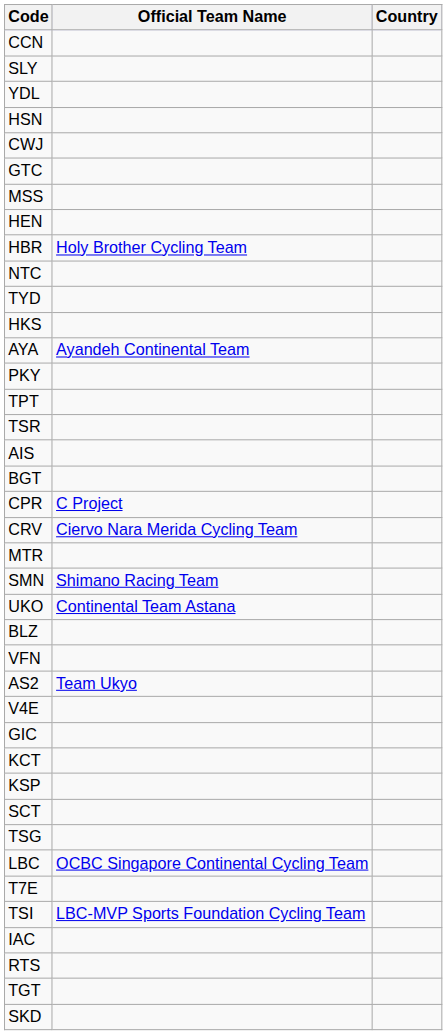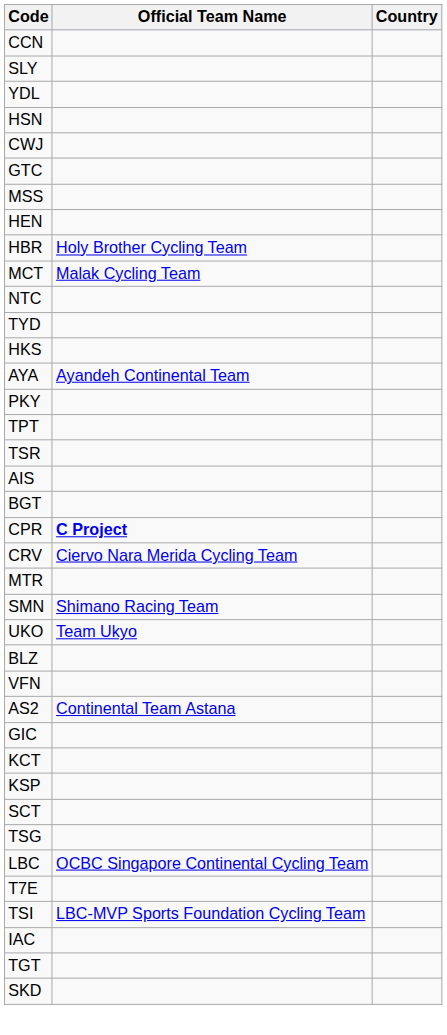+ row: (26, 273)
(89, 504) normal -> (92, 529) bold
(146, 606) Continental Team Astana -> (96, 632) Team Ukyo
(96, 683) Team Ukyo -> (146, 709) Continental Team Astana
- row: (24, 709)
- row: (24, 965)
